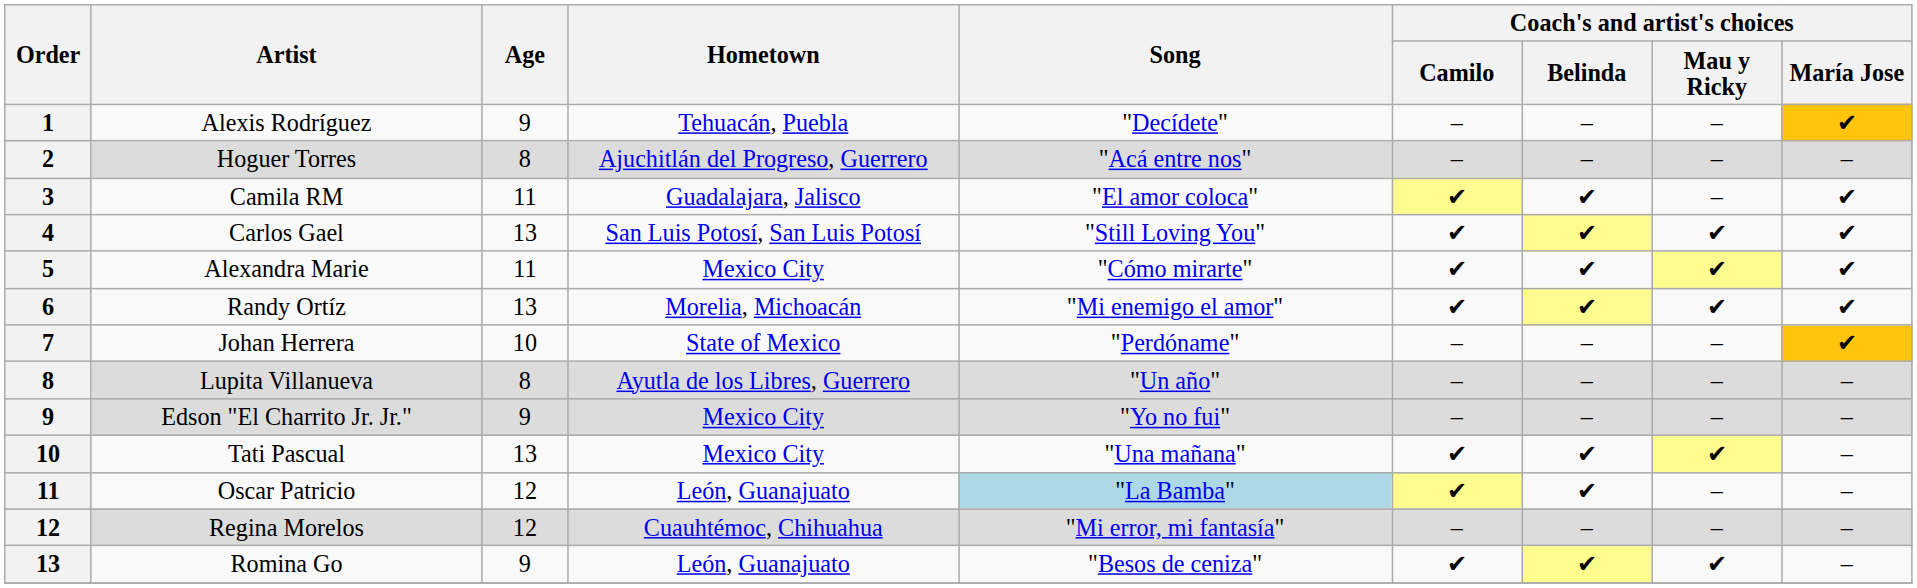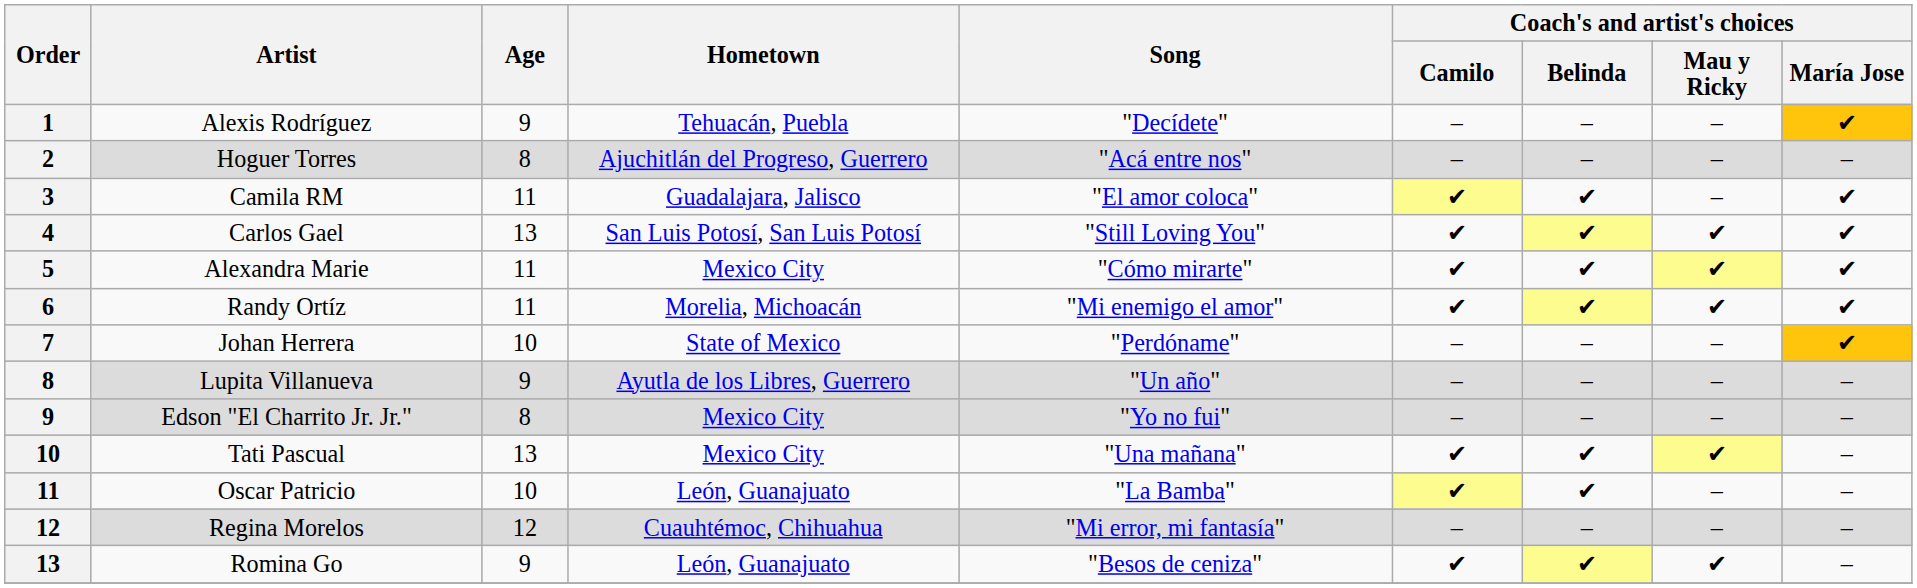(525, 306) 13 -> (525, 306) 11
(525, 380) 8 -> (525, 380) 9
(525, 417) 9 -> (525, 417) 8
(525, 491) 12 -> (525, 491) 10
(1175, 491) lightblue background -> (1175, 491) no background
